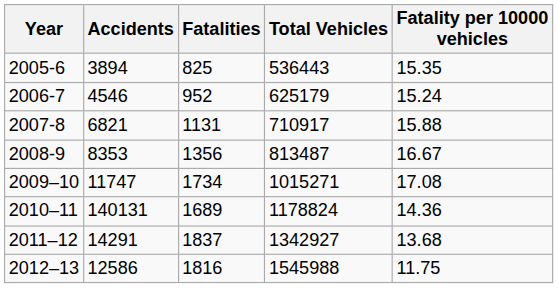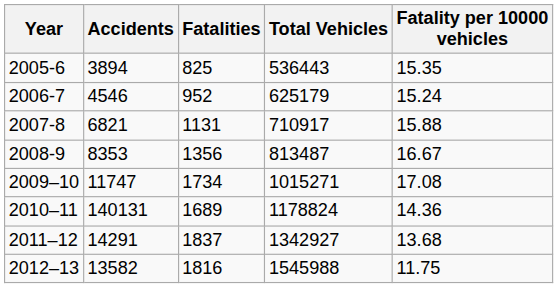(113, 268) 12586 -> (113, 268) 13582
